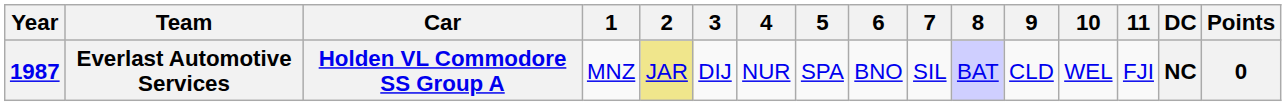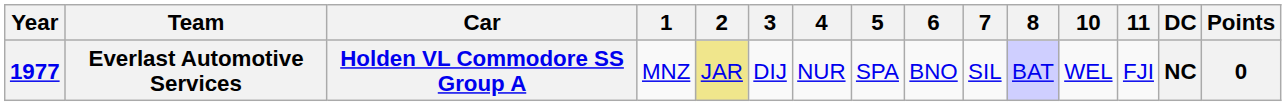- column: (1031, 23)
(35, 70) 1987 -> (35, 70) 1977
